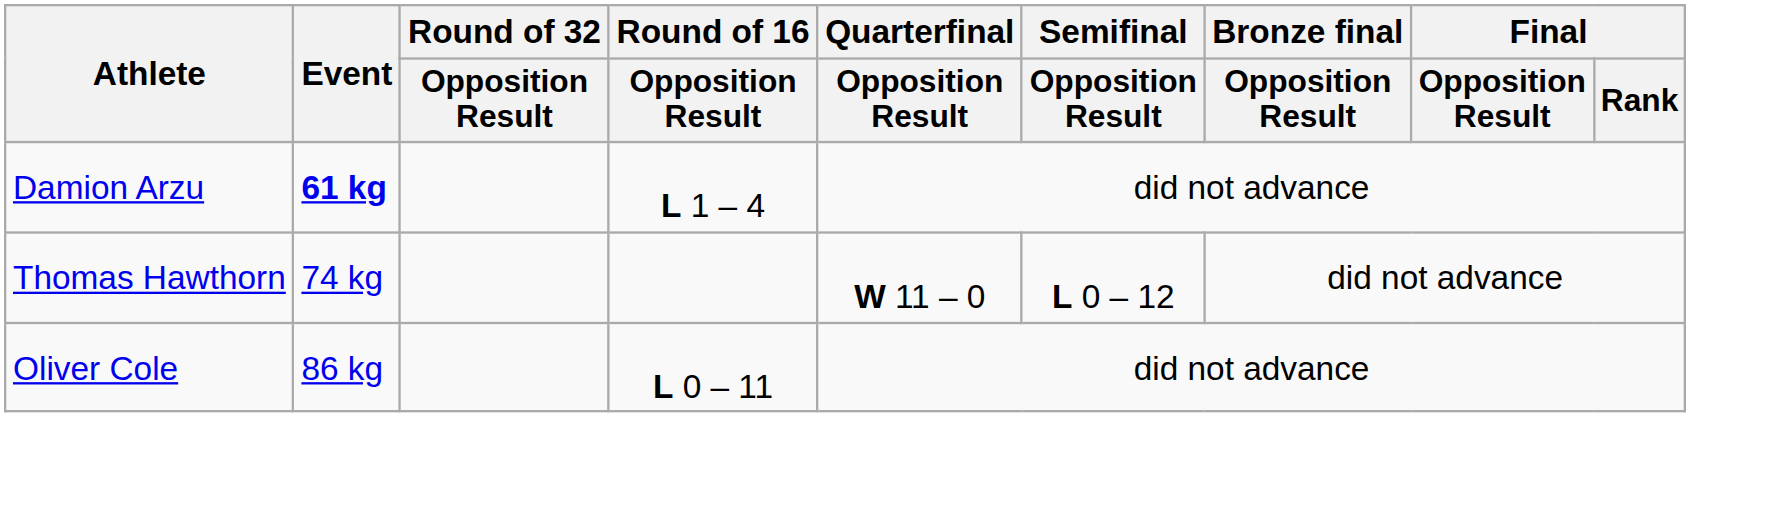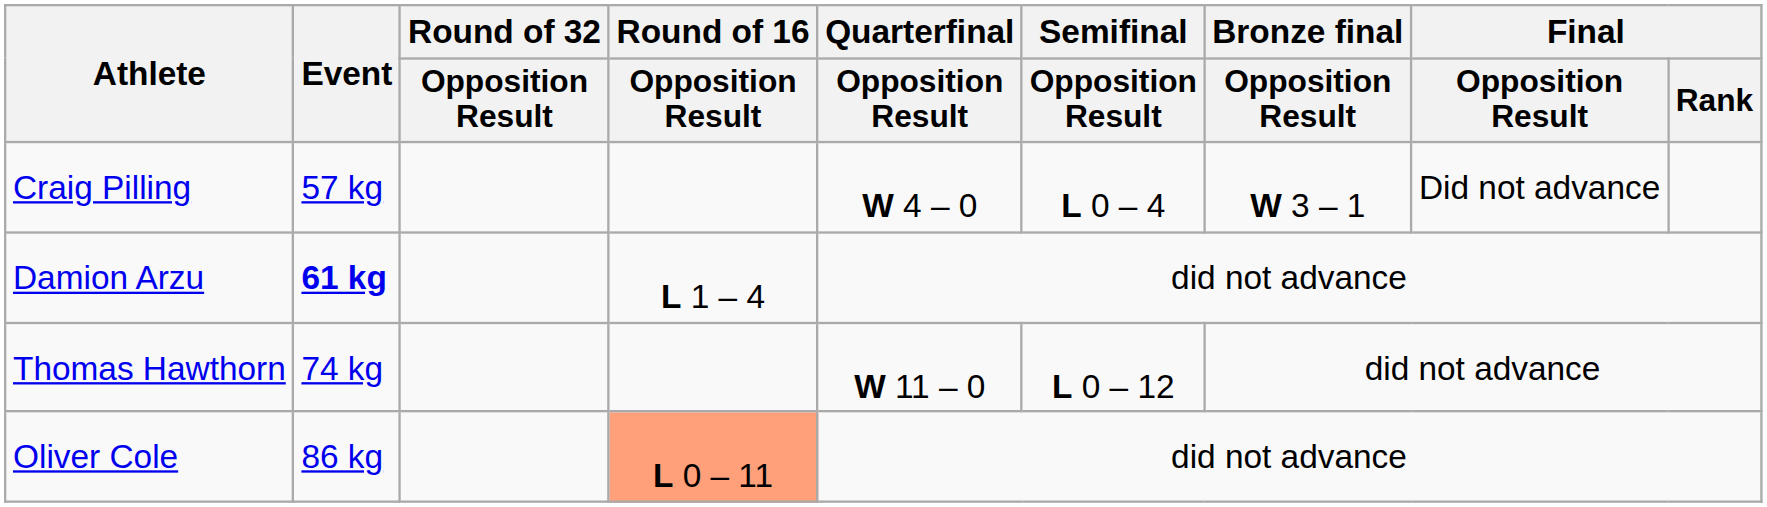+ row: (102, 188)
(713, 386) no background -> (713, 476) lightsalmon background
